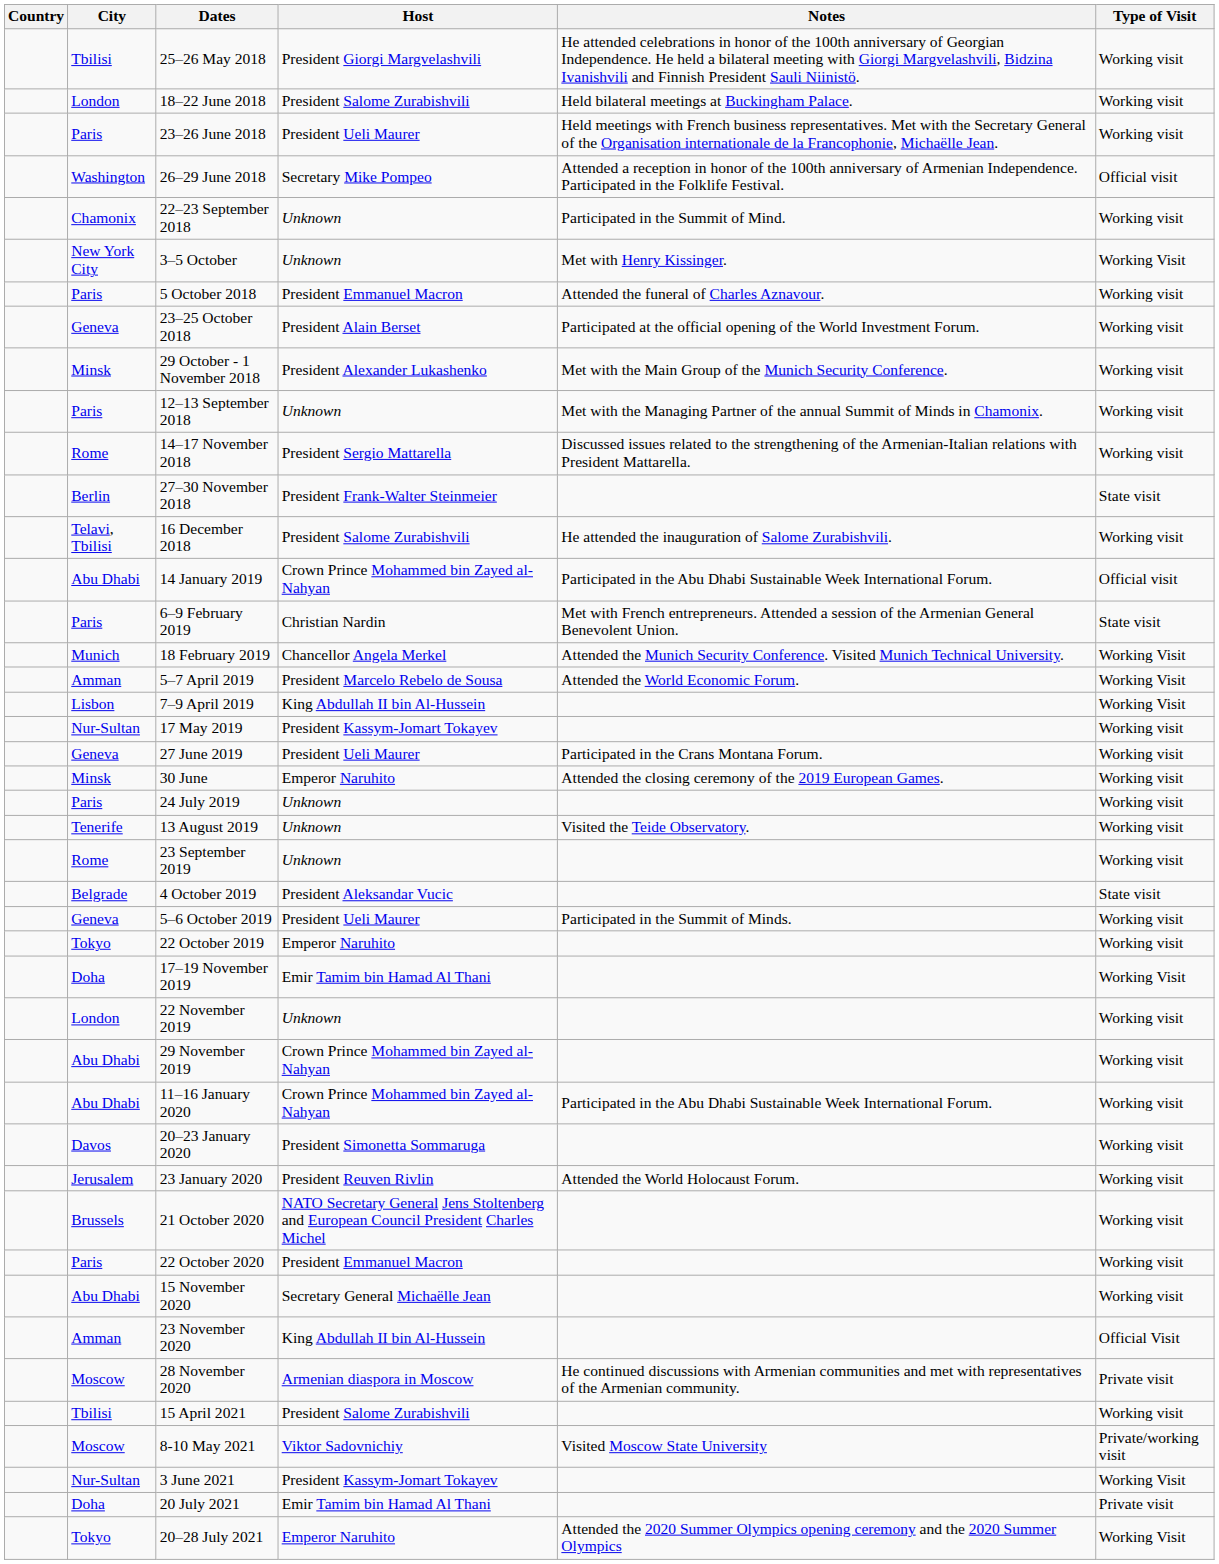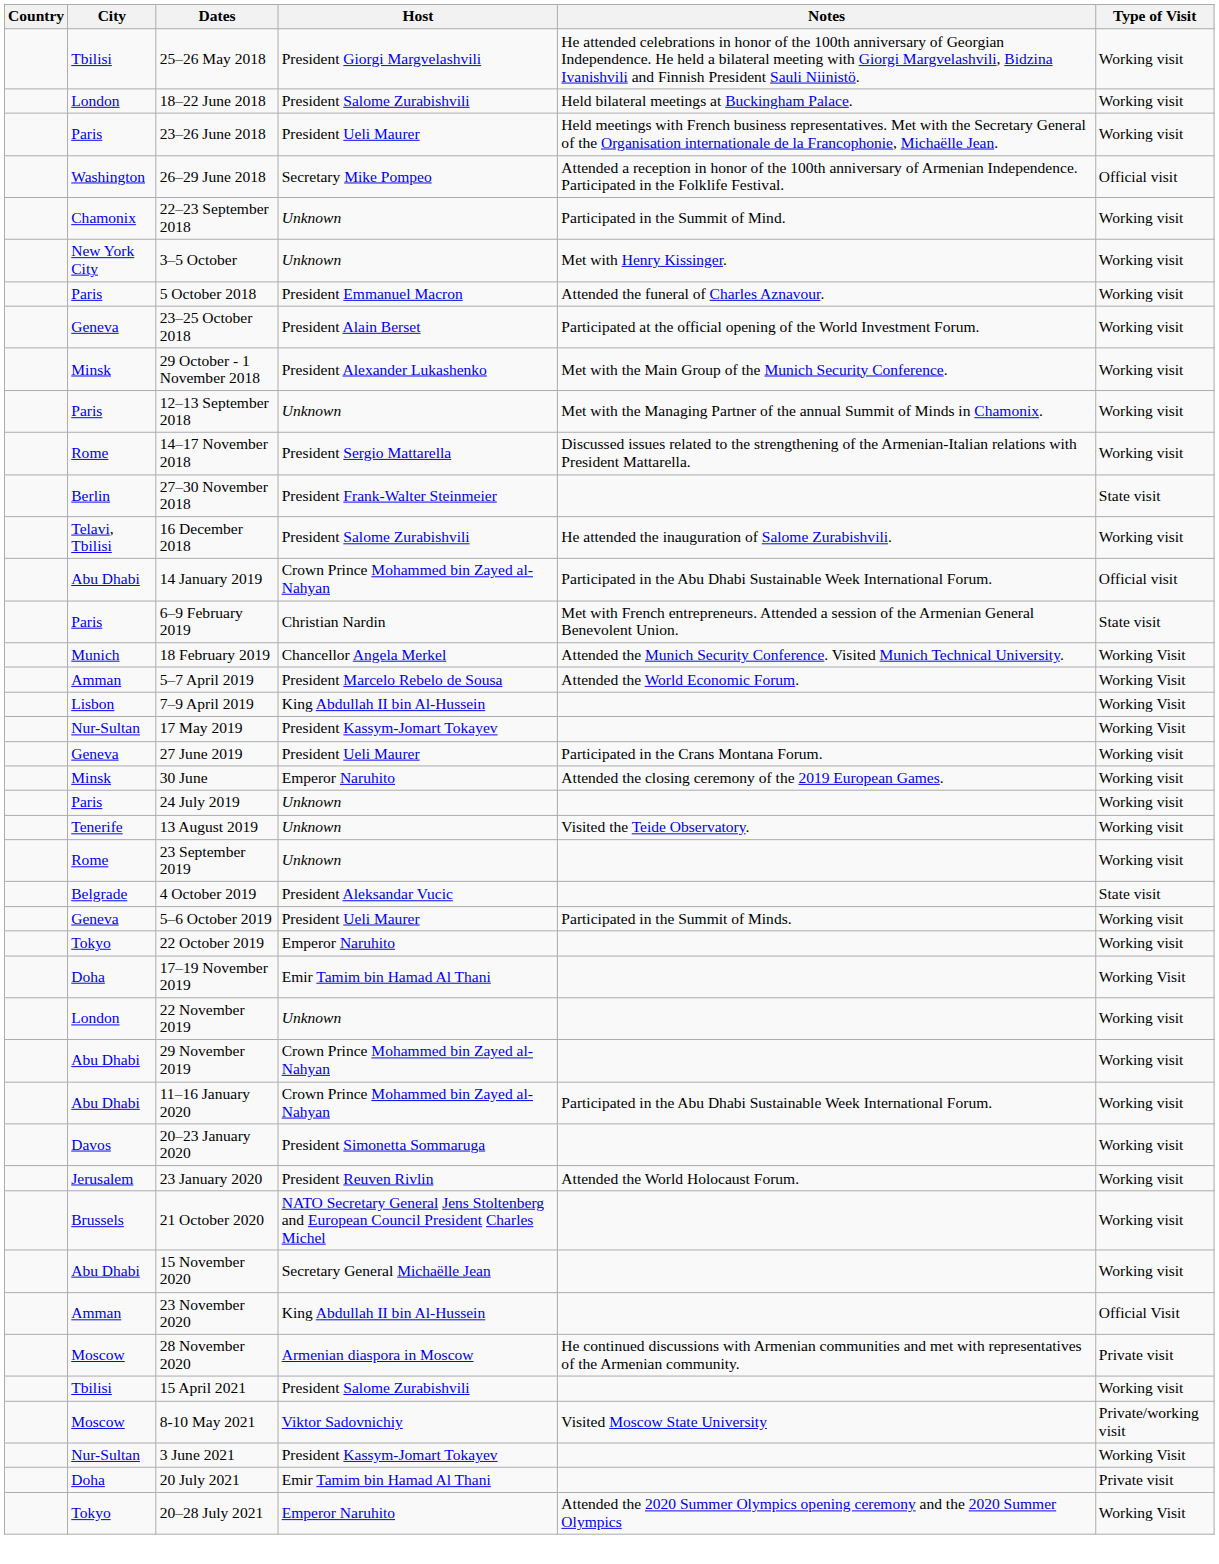(1142, 260) Working Visit -> (1141, 260) Working visit
(1141, 728) Working visit -> (1142, 728) Working Visit
- row: (212, 1262)
